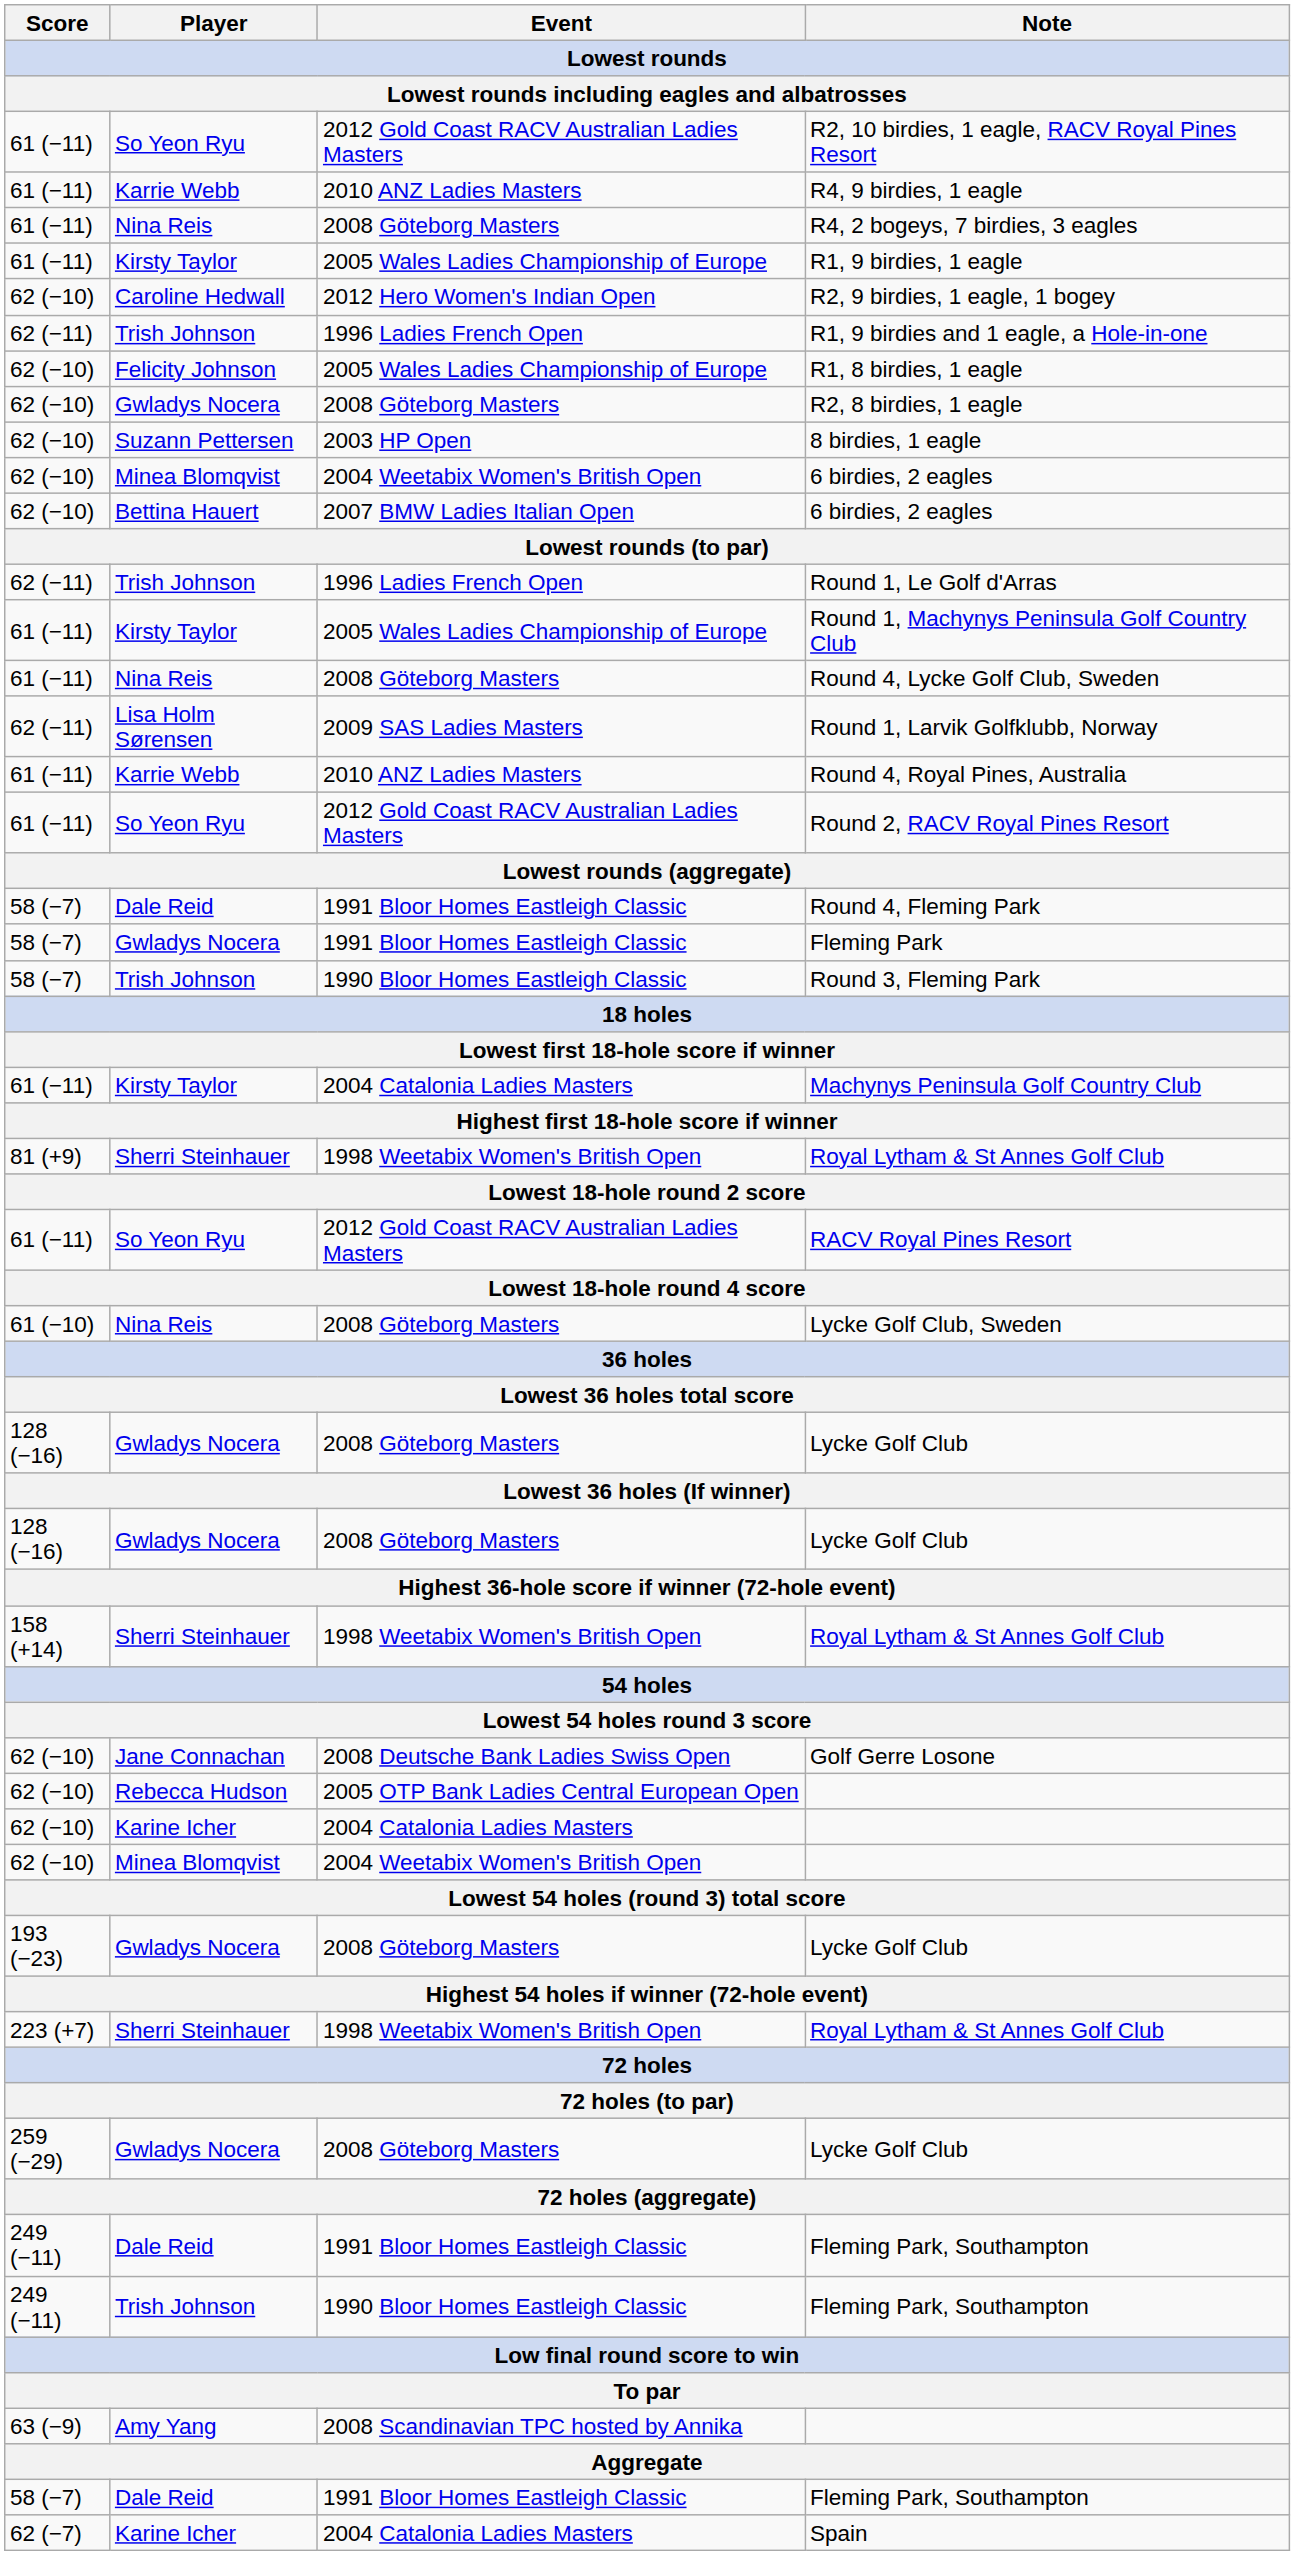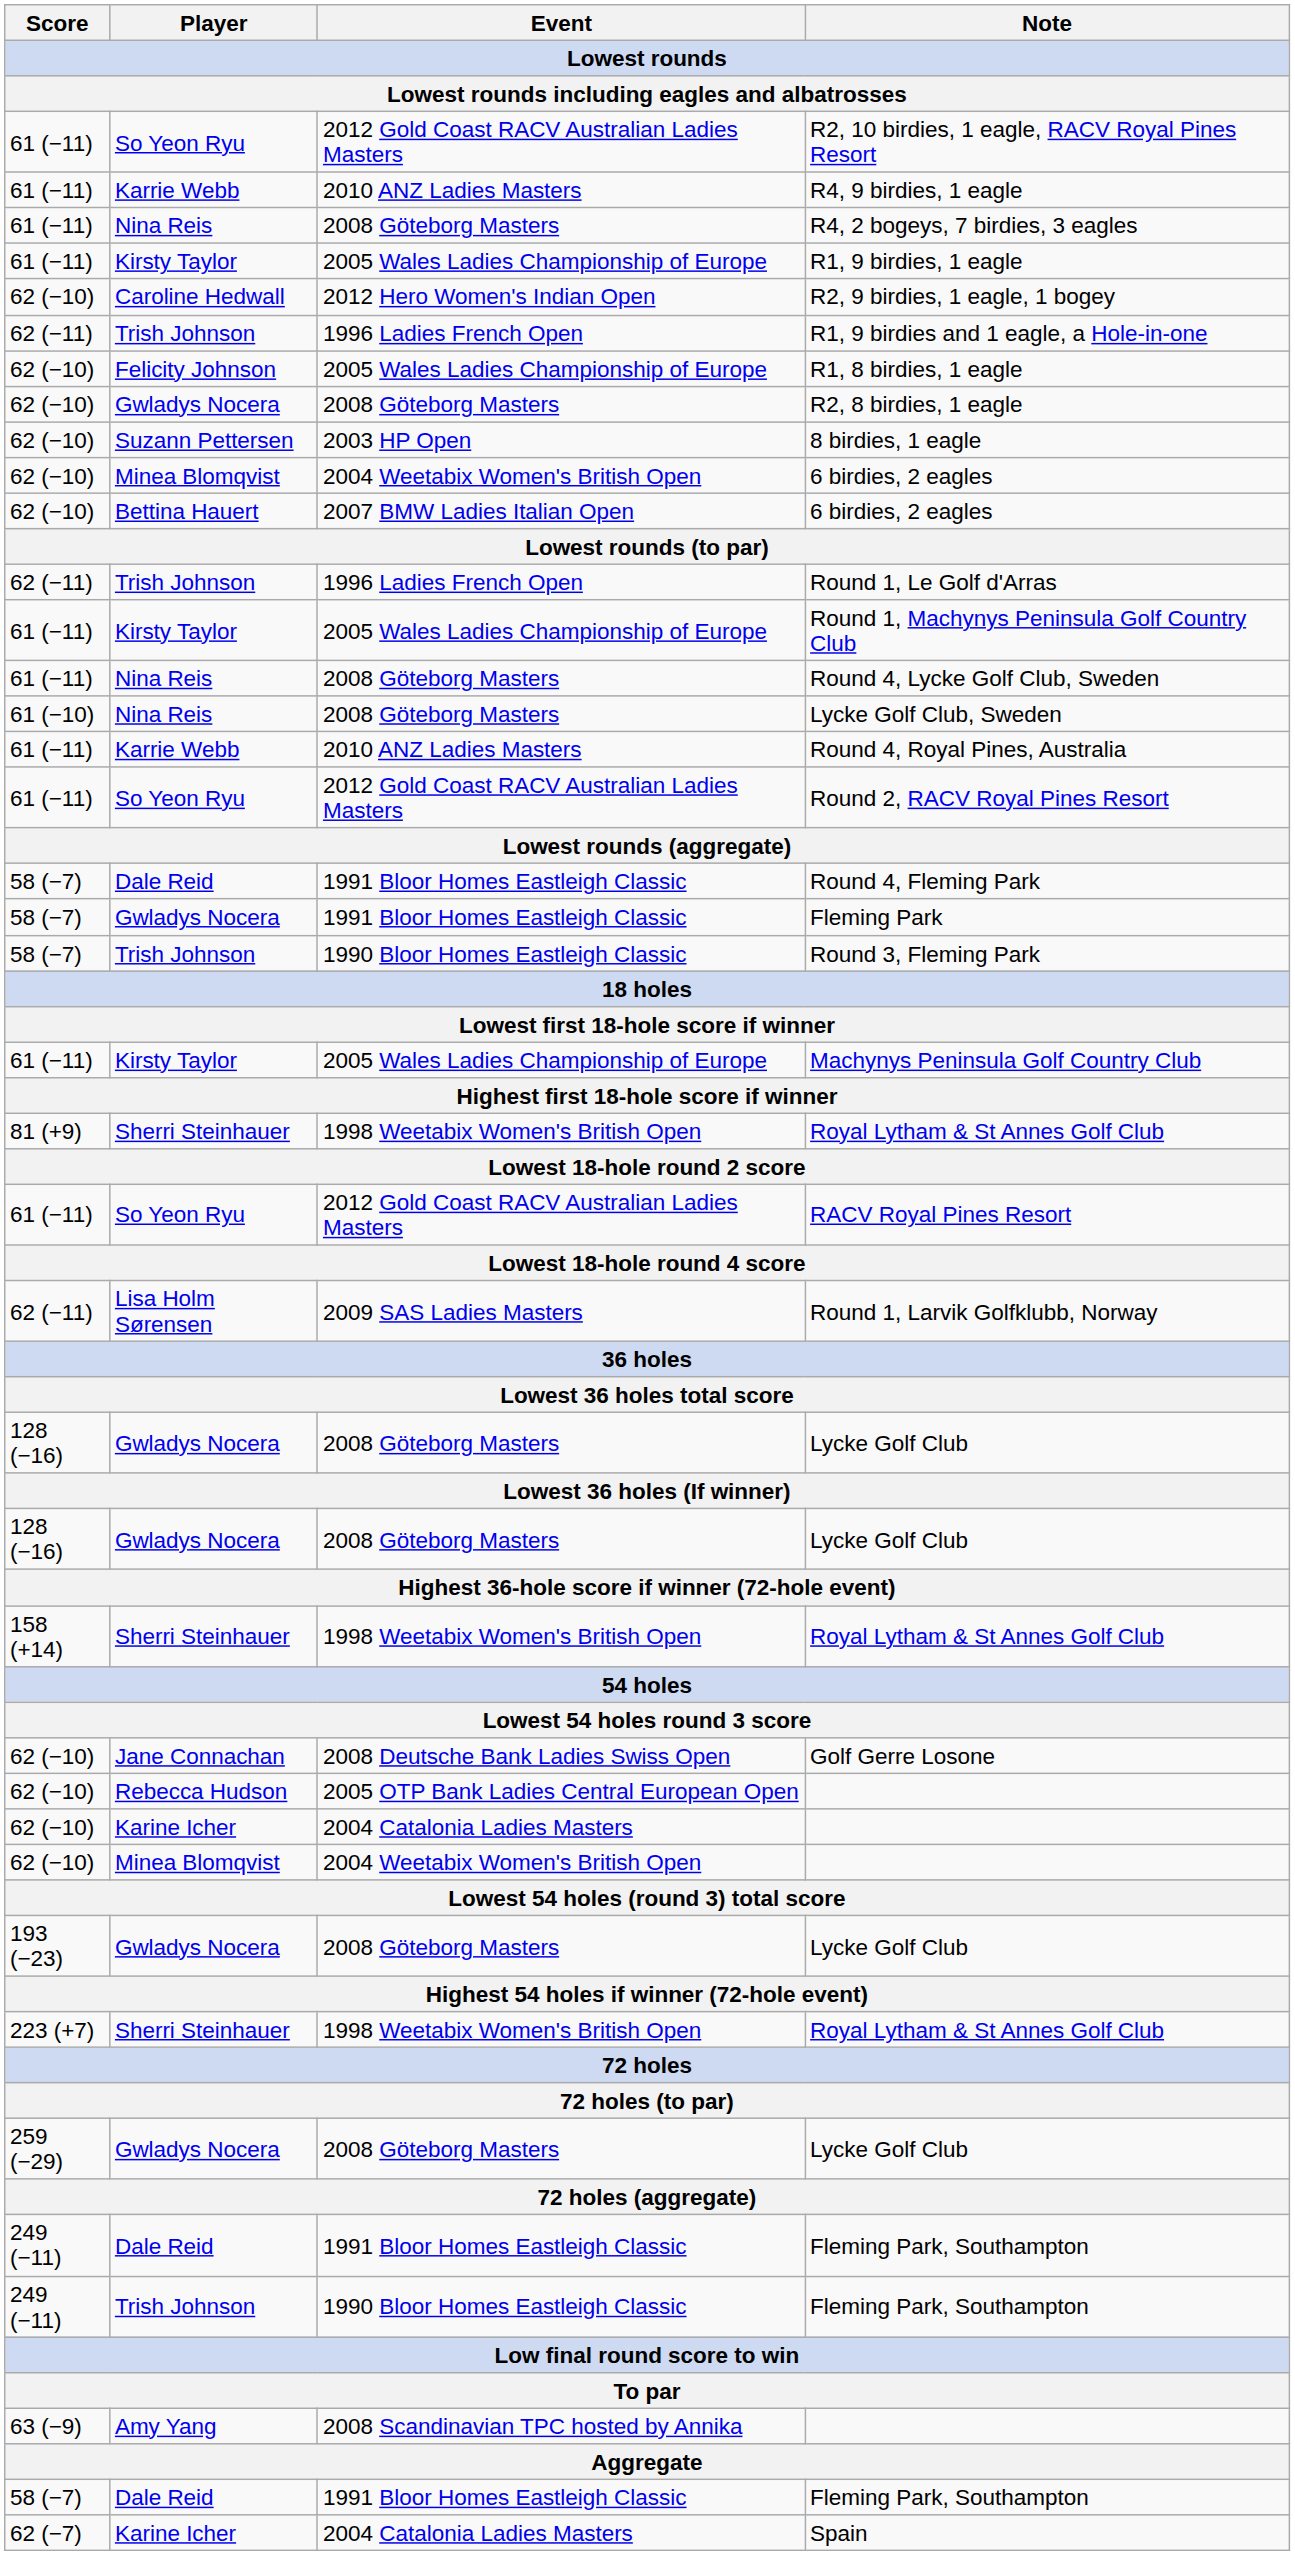rows swapped: (51, 727) <-> (52, 1324)
(478, 1085) 2004 Catalonia Ladies Masters -> (545, 1060) 2005 Wales Ladies Championship of Europe
